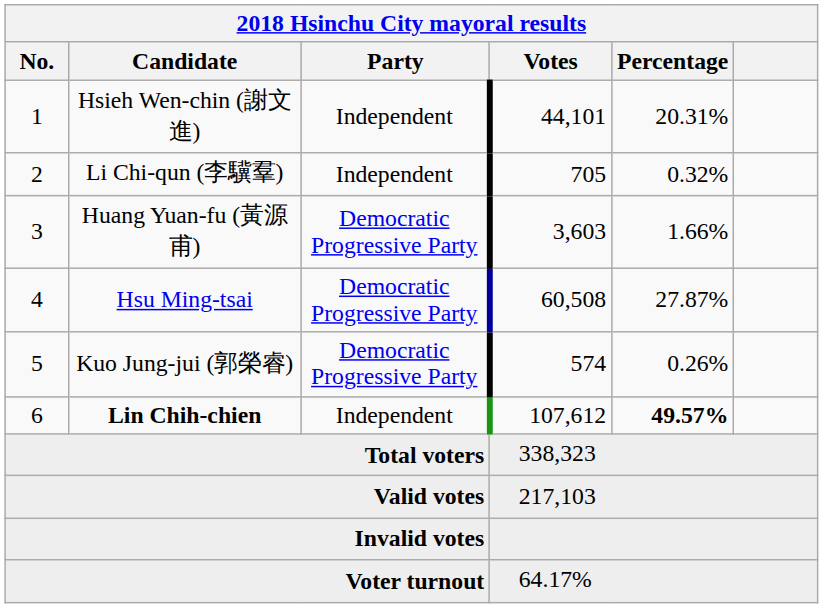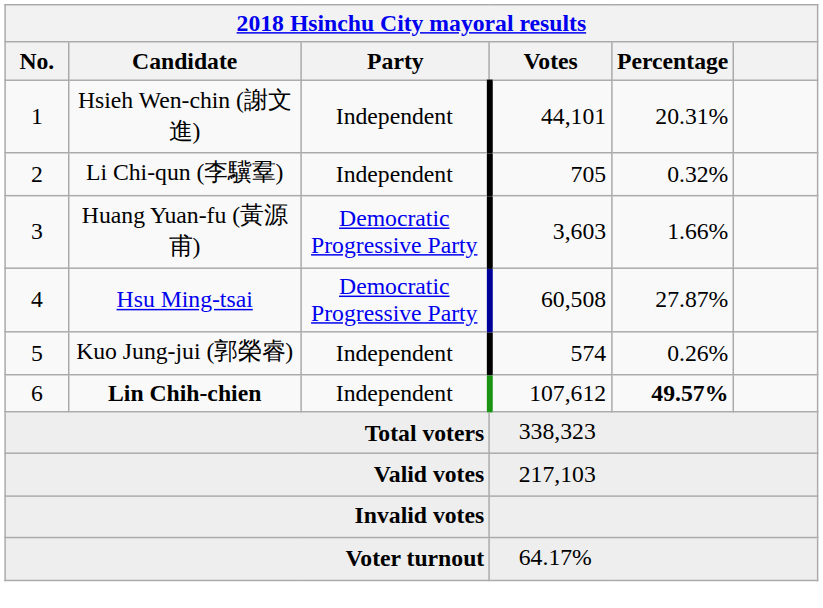(394, 364) Democratic Progressive Party -> (394, 352) Independent
